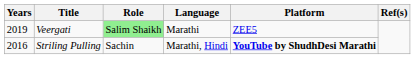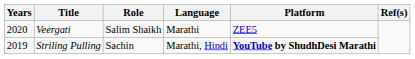(17, 29) 2019 -> (17, 29) 2020
(133, 29) lightgreen background -> (133, 29) no background
(17, 45) 2016 -> (17, 45) 2019
